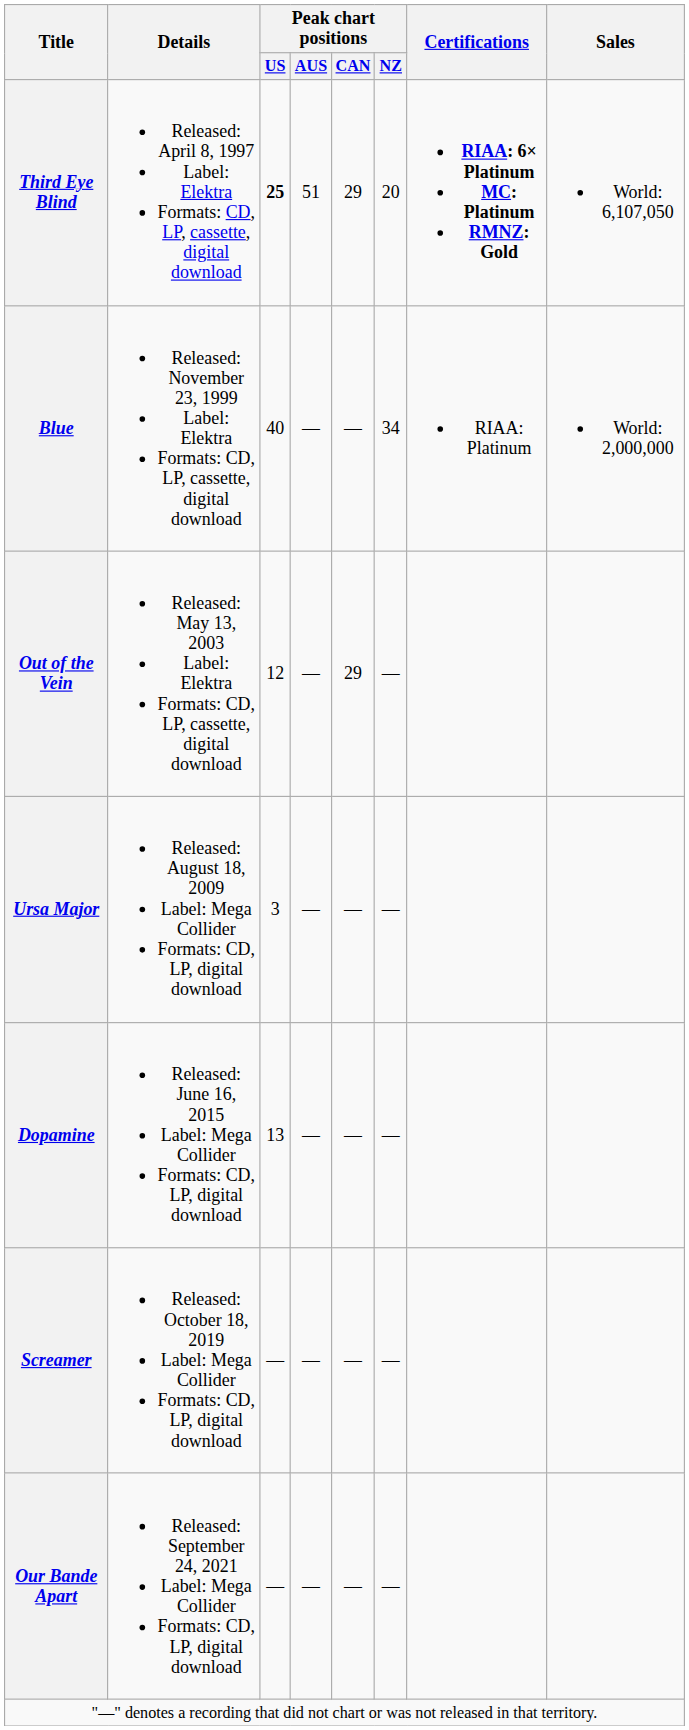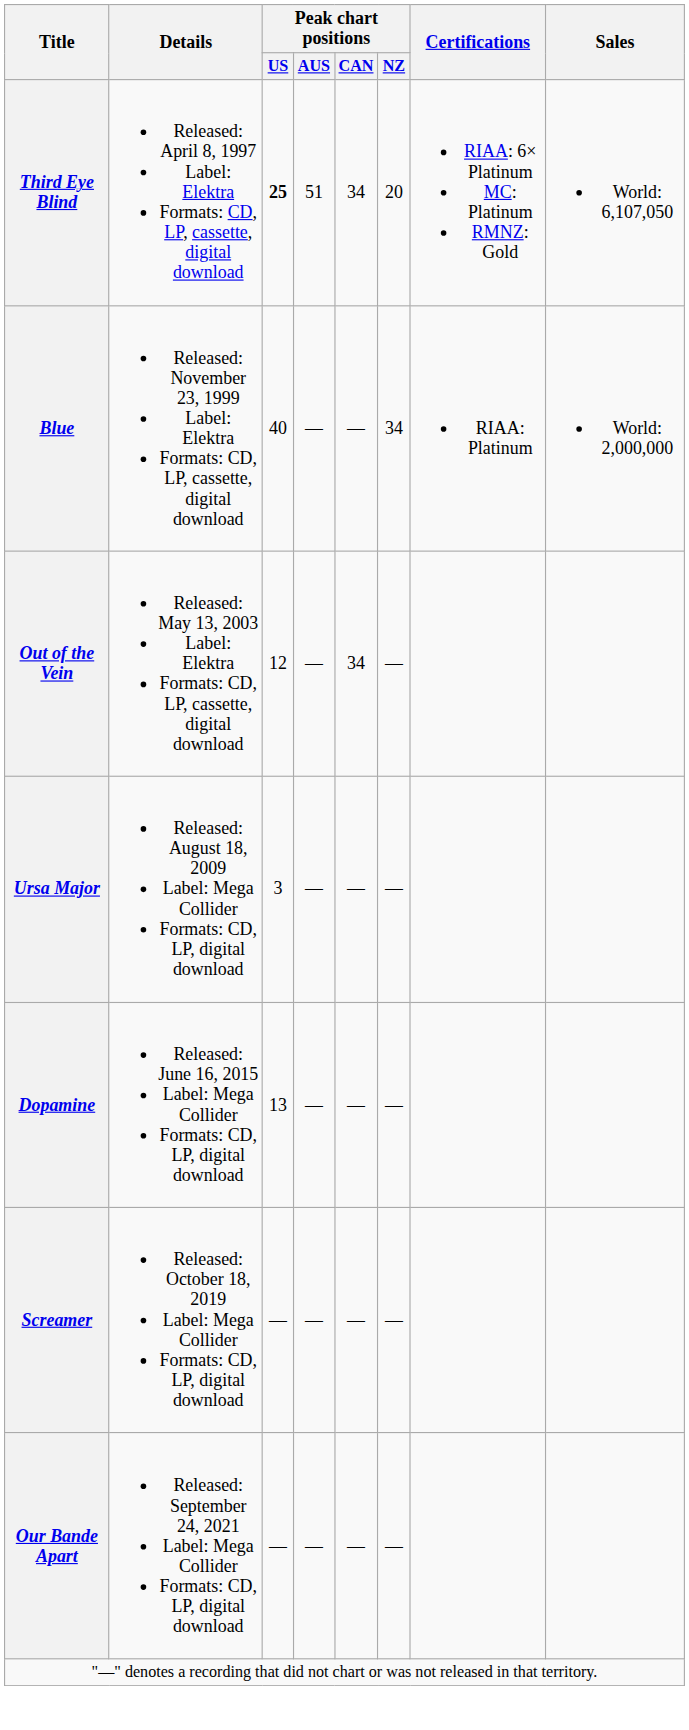(353, 192) 29 -> (356, 192) 34
(477, 203) bold -> (478, 203) normal
(353, 673) 29 -> (356, 663) 34
